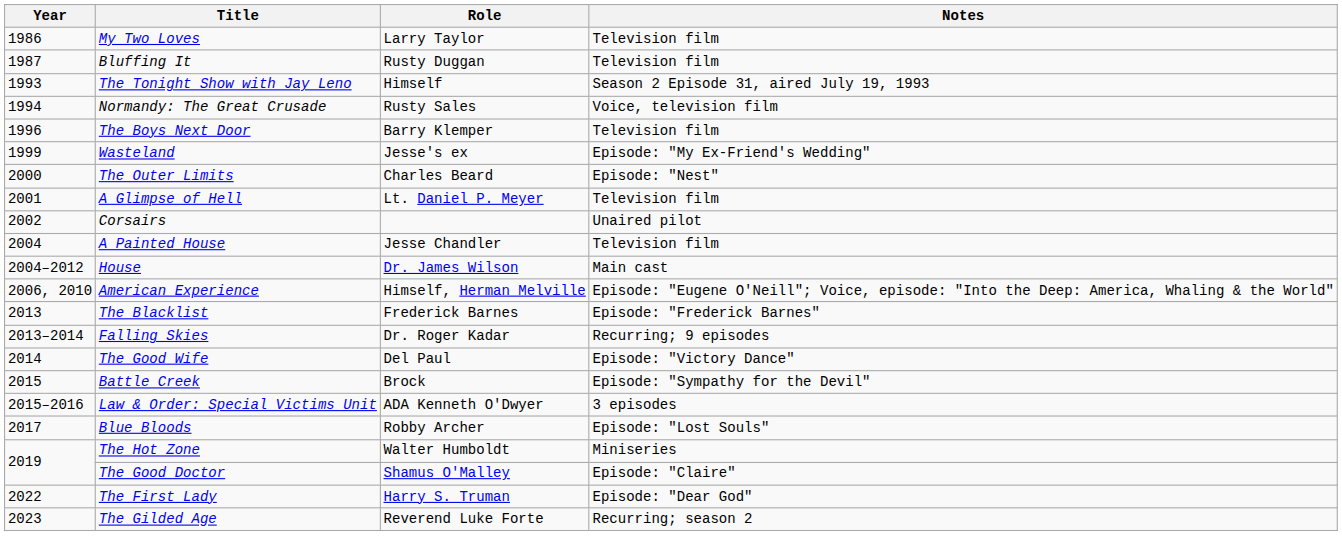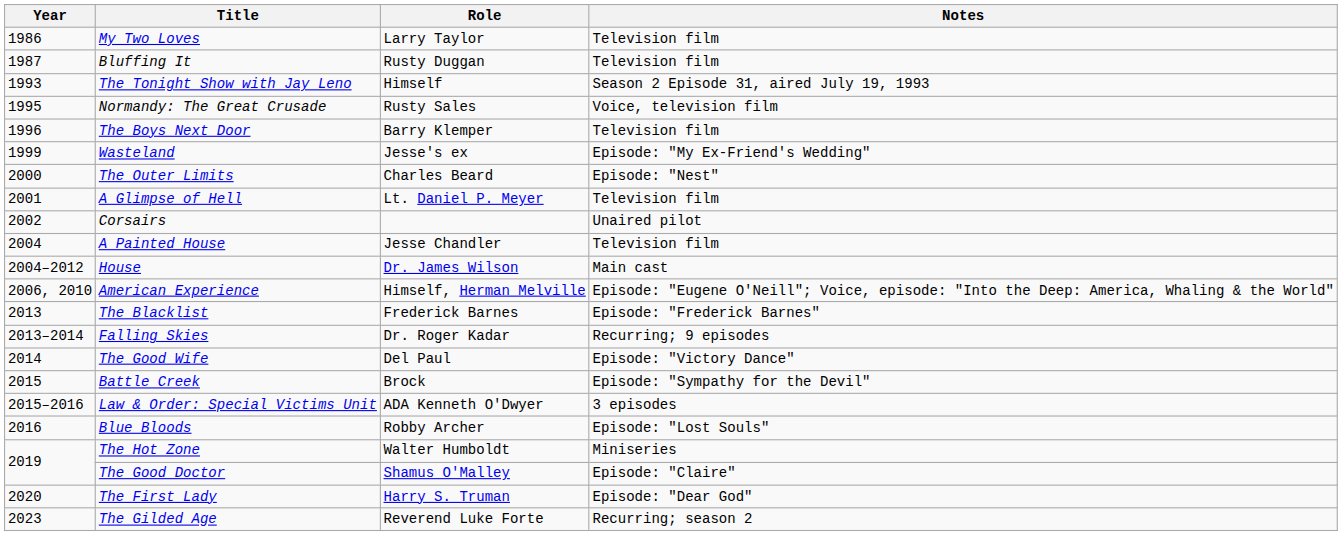(25, 108) 1994 -> (25, 108) 1995
(25, 428) 2017 -> (25, 428) 2016
(25, 497) 2022 -> (25, 497) 2020
